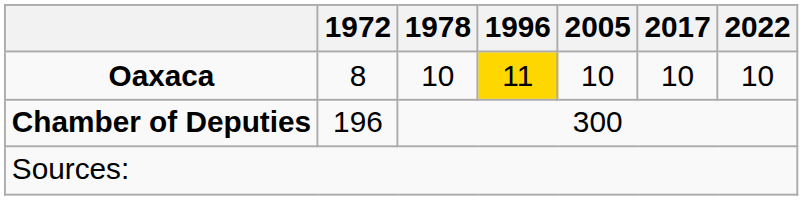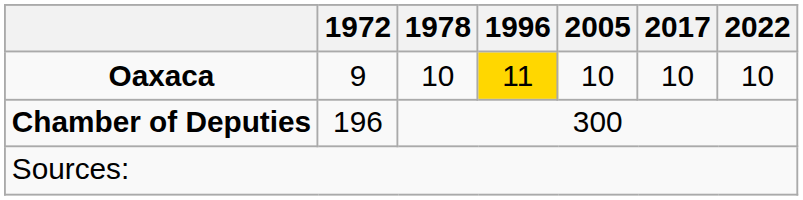(358, 75) 8 -> (358, 75) 9
